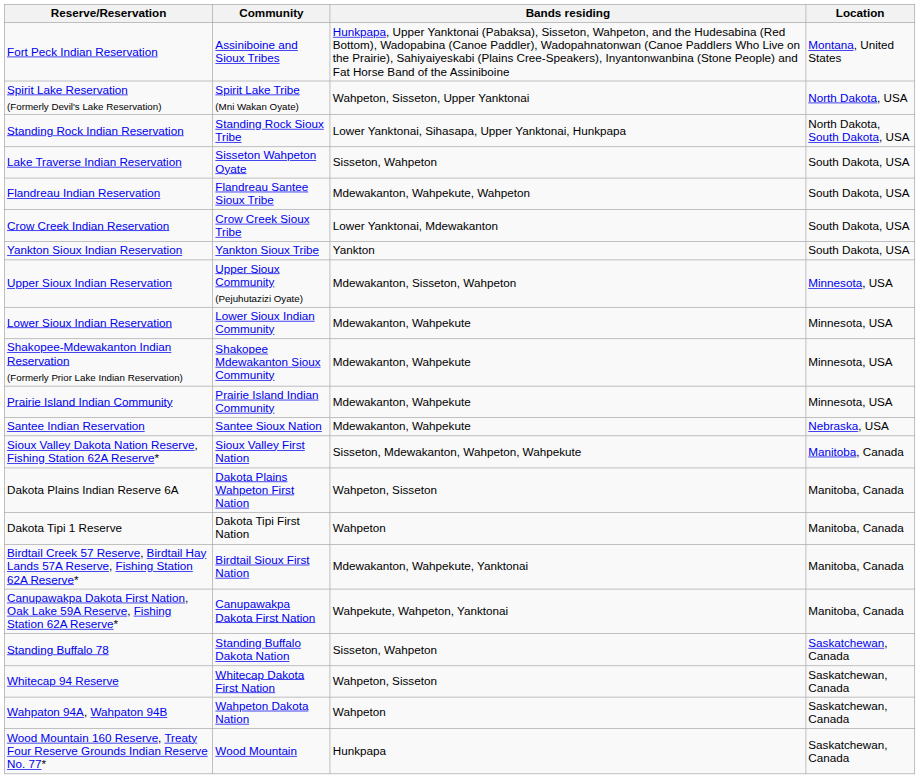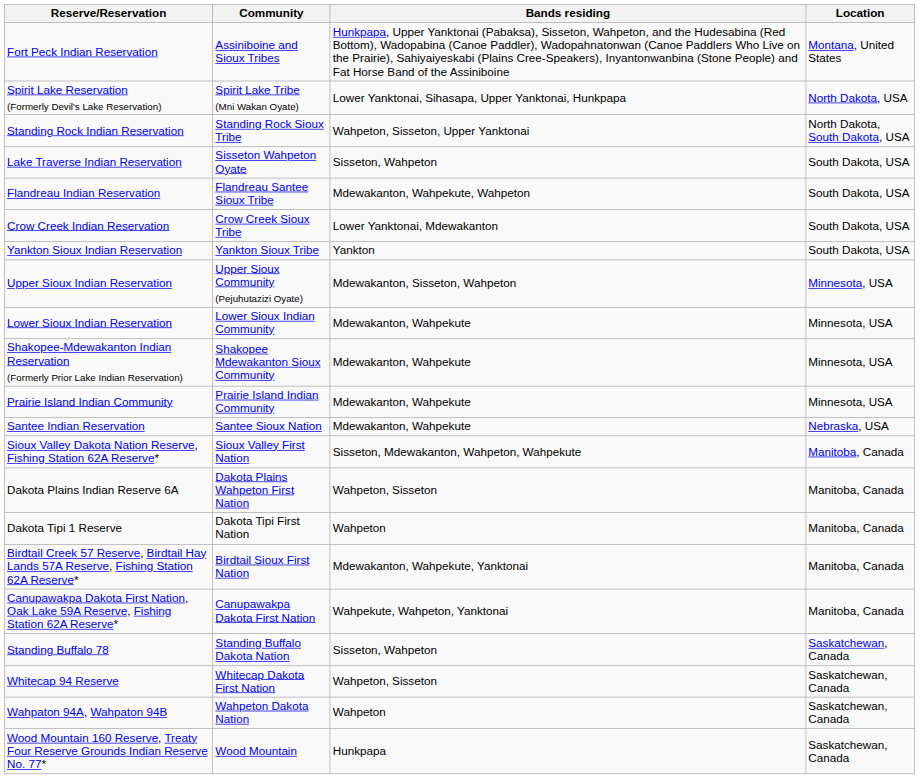(431, 97) Wahpeton, Sisseton, Upper Yanktonai -> (479, 97) Lower Yanktonai, Sihasapa, Upper Yanktonai, Hunkpapa
(479, 130) Lower Yanktonai, Sihasapa, Upper Yanktonai, Hunkpapa -> (431, 130) Wahpeton, Sisseton, Upper Yanktonai
